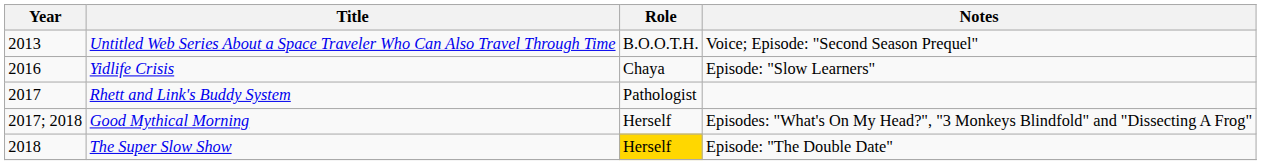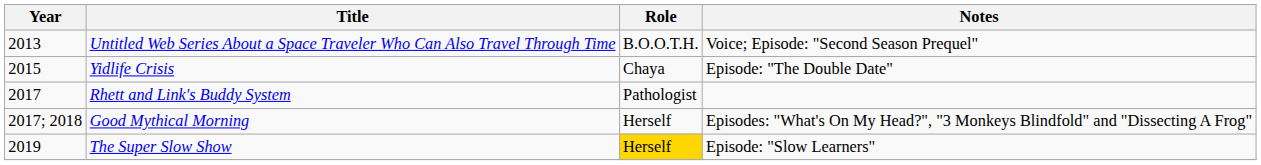(25, 69) 2016 -> (25, 69) 2015
(791, 69) Episode: "Slow Learners" -> (799, 69) Episode: "The Double Date"
(25, 146) 2018 -> (25, 146) 2019
(799, 146) Episode: "The Double Date" -> (791, 146) Episode: "Slow Learners"
